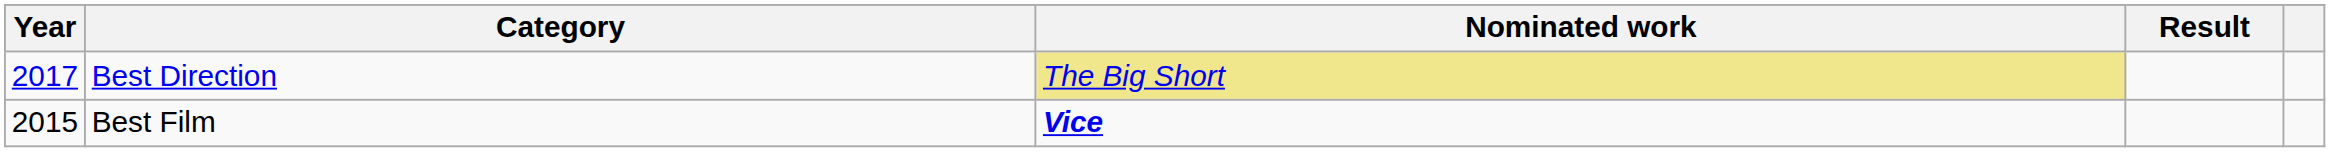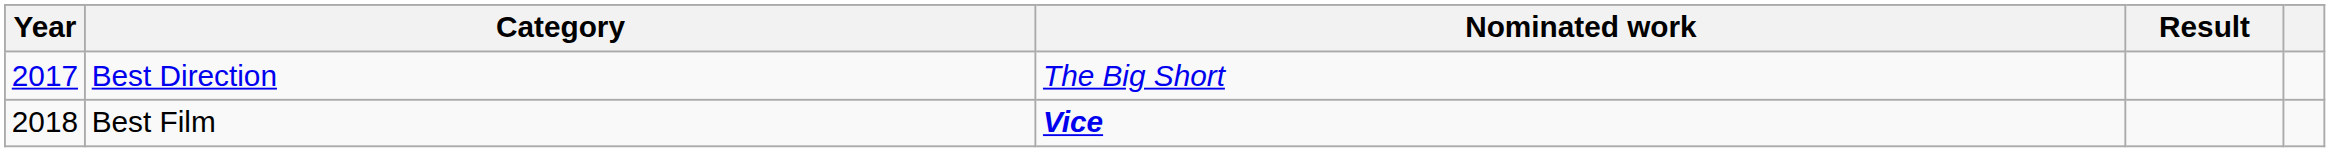(1134, 75) khaki background -> (1134, 75) no background
(45, 122) 2015 -> (45, 122) 2018
